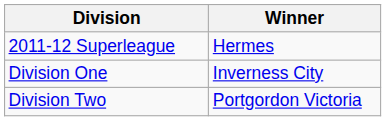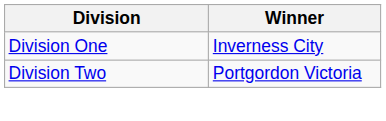- row: (92, 45)
